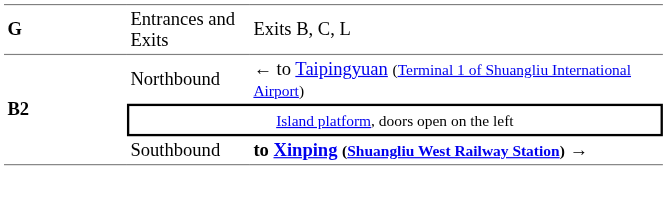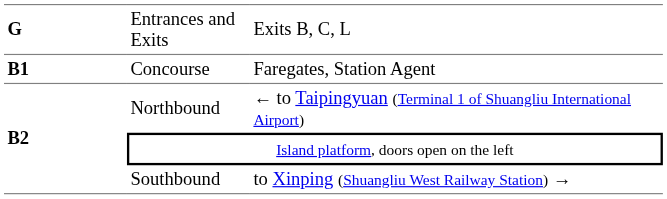+ row: (170, 68)
(421, 150) bold -> (412, 179) normal
